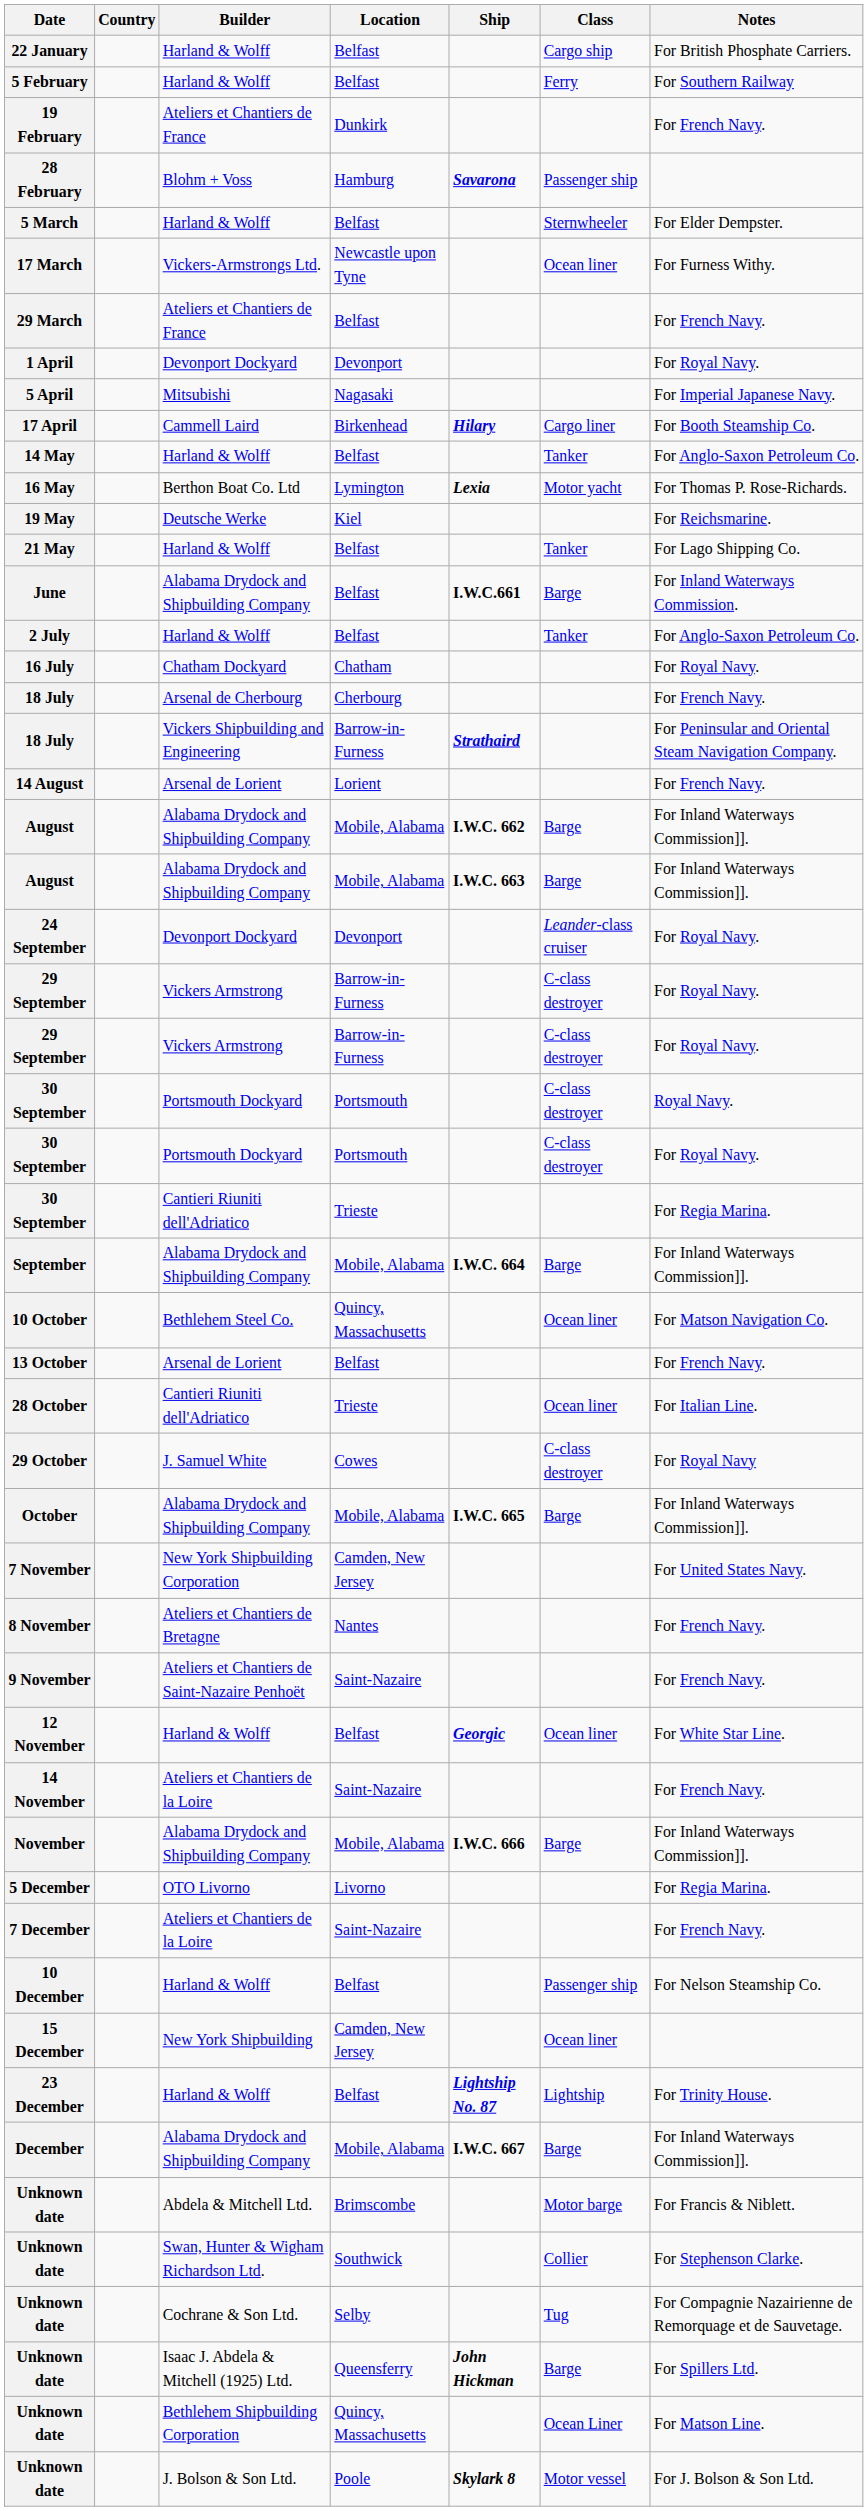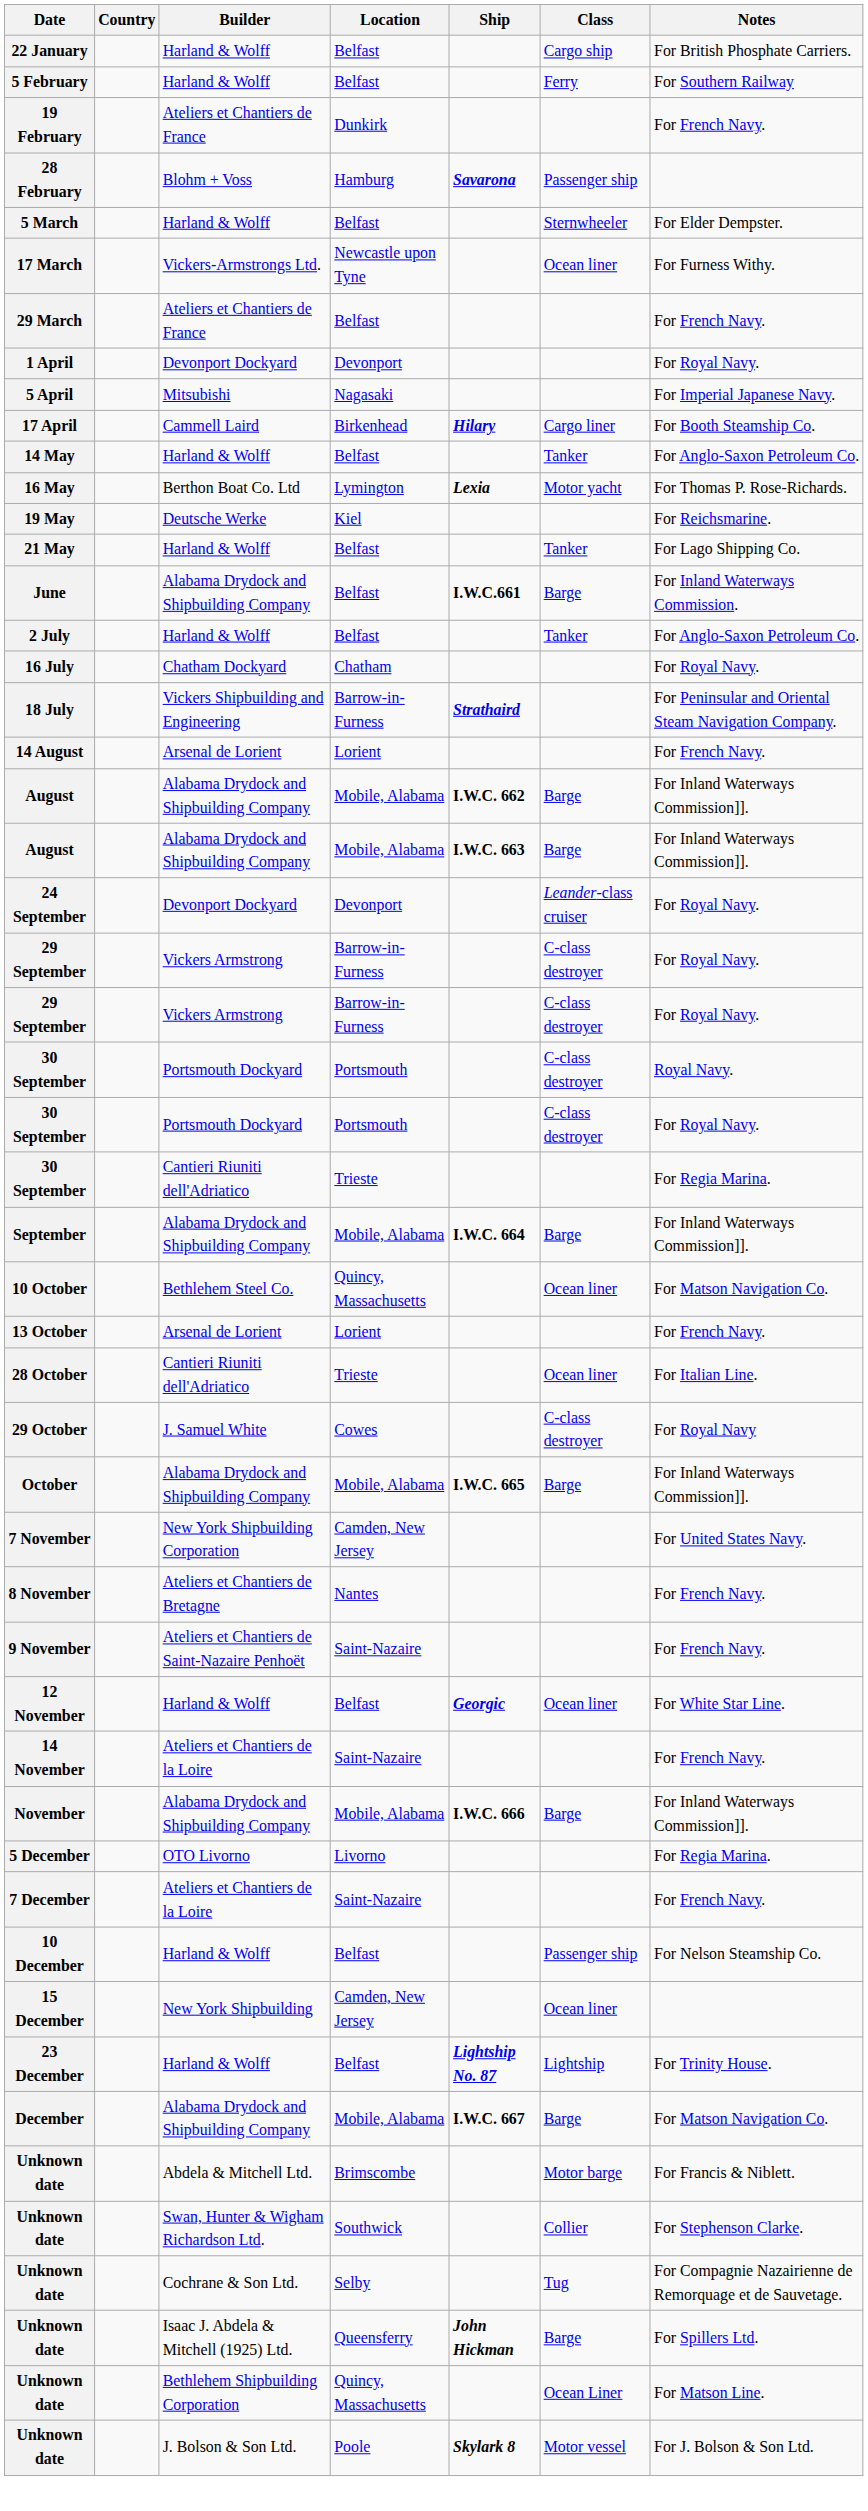- row: (50, 697)
(357, 1363) Belfast -> (358, 1332) Lorient
(724, 2149) For Inland Waterways Commission]]. -> (741, 2118) For Matson Navigation Co.
